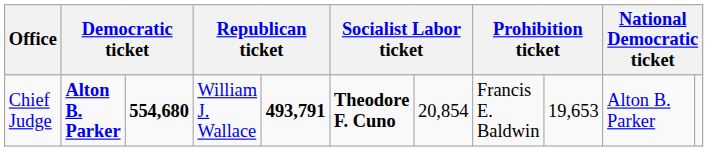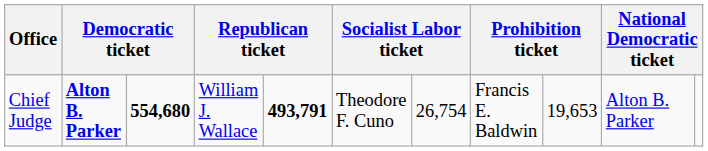(372, 110) bold -> (371, 110) normal
(443, 110) 20,854 -> (441, 110) 26,754
